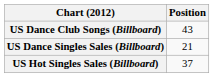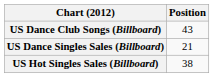(187, 64) 37 -> (187, 64) 38
